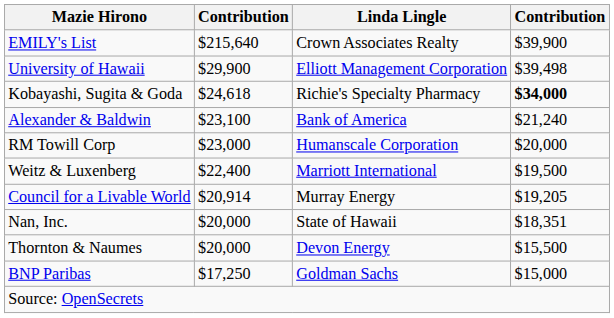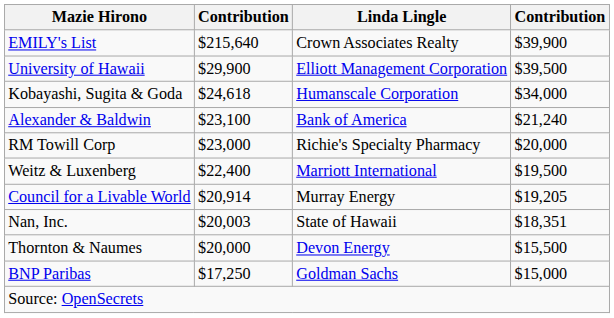(541, 68) $39,498 -> (541, 68) $39,500
(388, 94) Richie's Specialty Pharmacy -> (377, 94) Humanscale Corporation
(541, 94) bold -> (541, 94) normal
(377, 145) Humanscale Corporation -> (388, 145) Richie's Specialty Pharmacy
(224, 222) $20,000 -> (224, 222) $20,003
